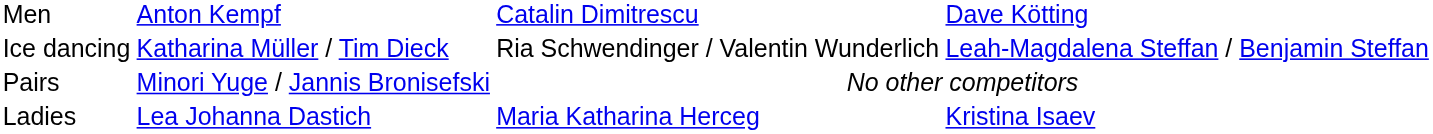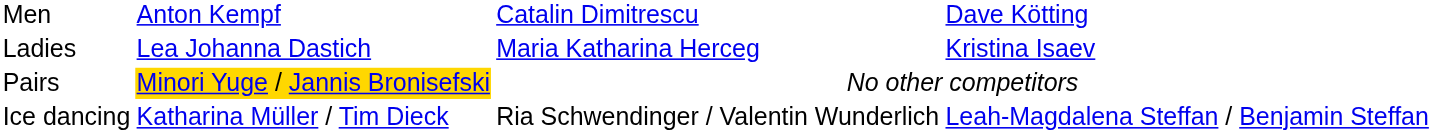rows swapped: (39, 117) <-> (67, 48)
(313, 83) no background -> (313, 83) gold background
